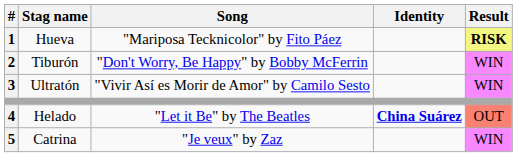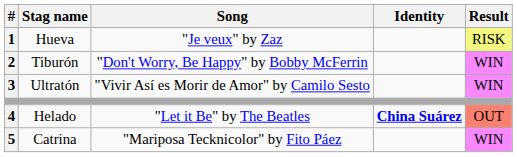(232, 39) "Mariposa Tecknicolor" by Fito Páez -> (232, 39) "Je veux" by Zaz
(489, 39) bold -> (489, 39) normal
(232, 139) "Je veux" by Zaz -> (232, 139) "Mariposa Tecknicolor" by Fito Páez
